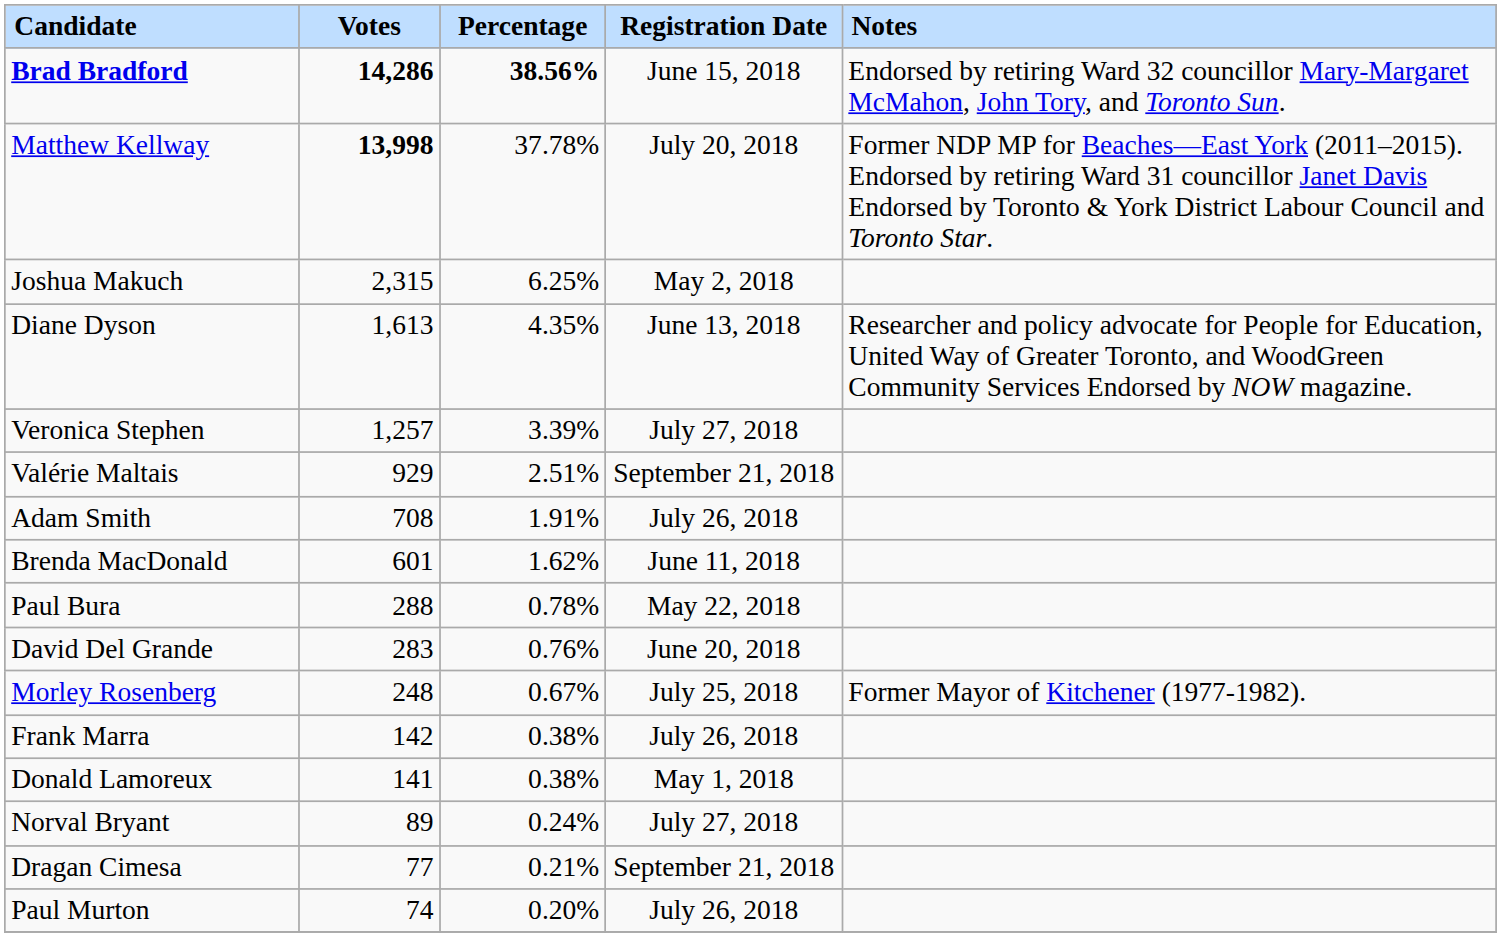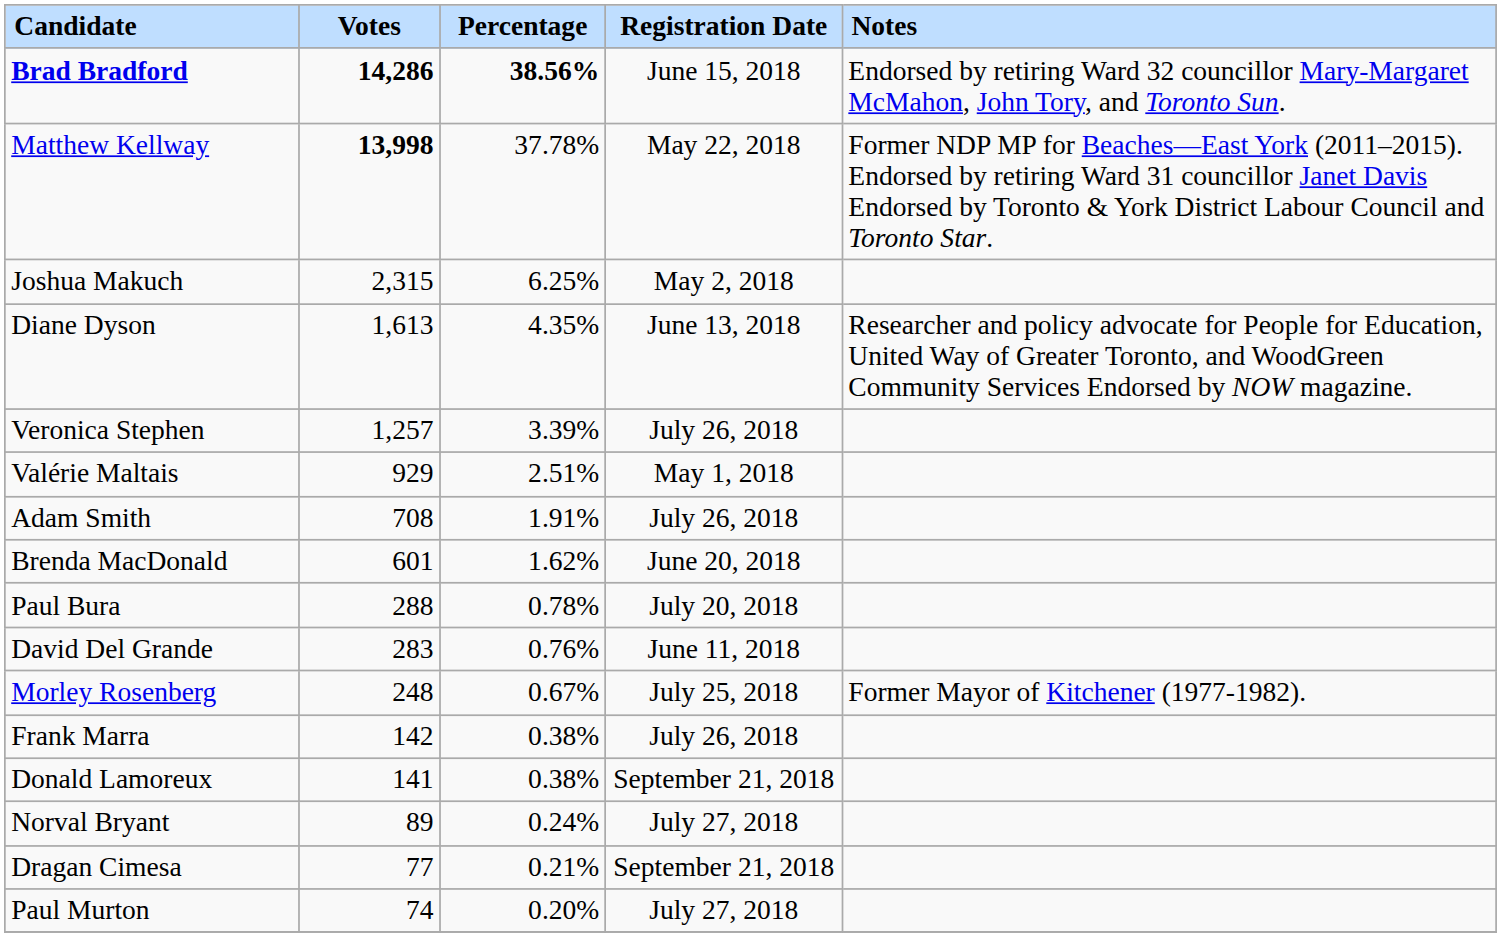(724, 144) July 20, 2018 -> (724, 144) May 22, 2018
(724, 430) July 27, 2018 -> (724, 430) July 26, 2018
(724, 473) September 21, 2018 -> (724, 473) May 1, 2018
(724, 561) June 11, 2018 -> (724, 561) June 20, 2018
(724, 604) May 22, 2018 -> (724, 604) July 20, 2018
(724, 648) June 20, 2018 -> (724, 648) June 11, 2018
(724, 779) May 1, 2018 -> (724, 779) September 21, 2018
(724, 910) July 26, 2018 -> (724, 910) July 27, 2018
